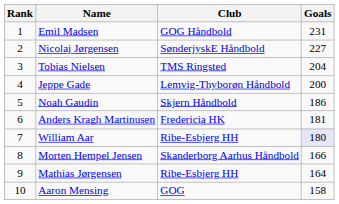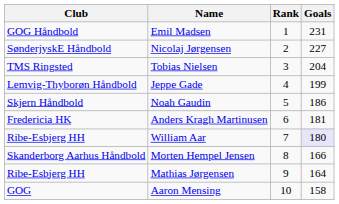columns swapped: (20, 13) <-> (230, 13)
(318, 84) 200 -> (318, 84) 199
